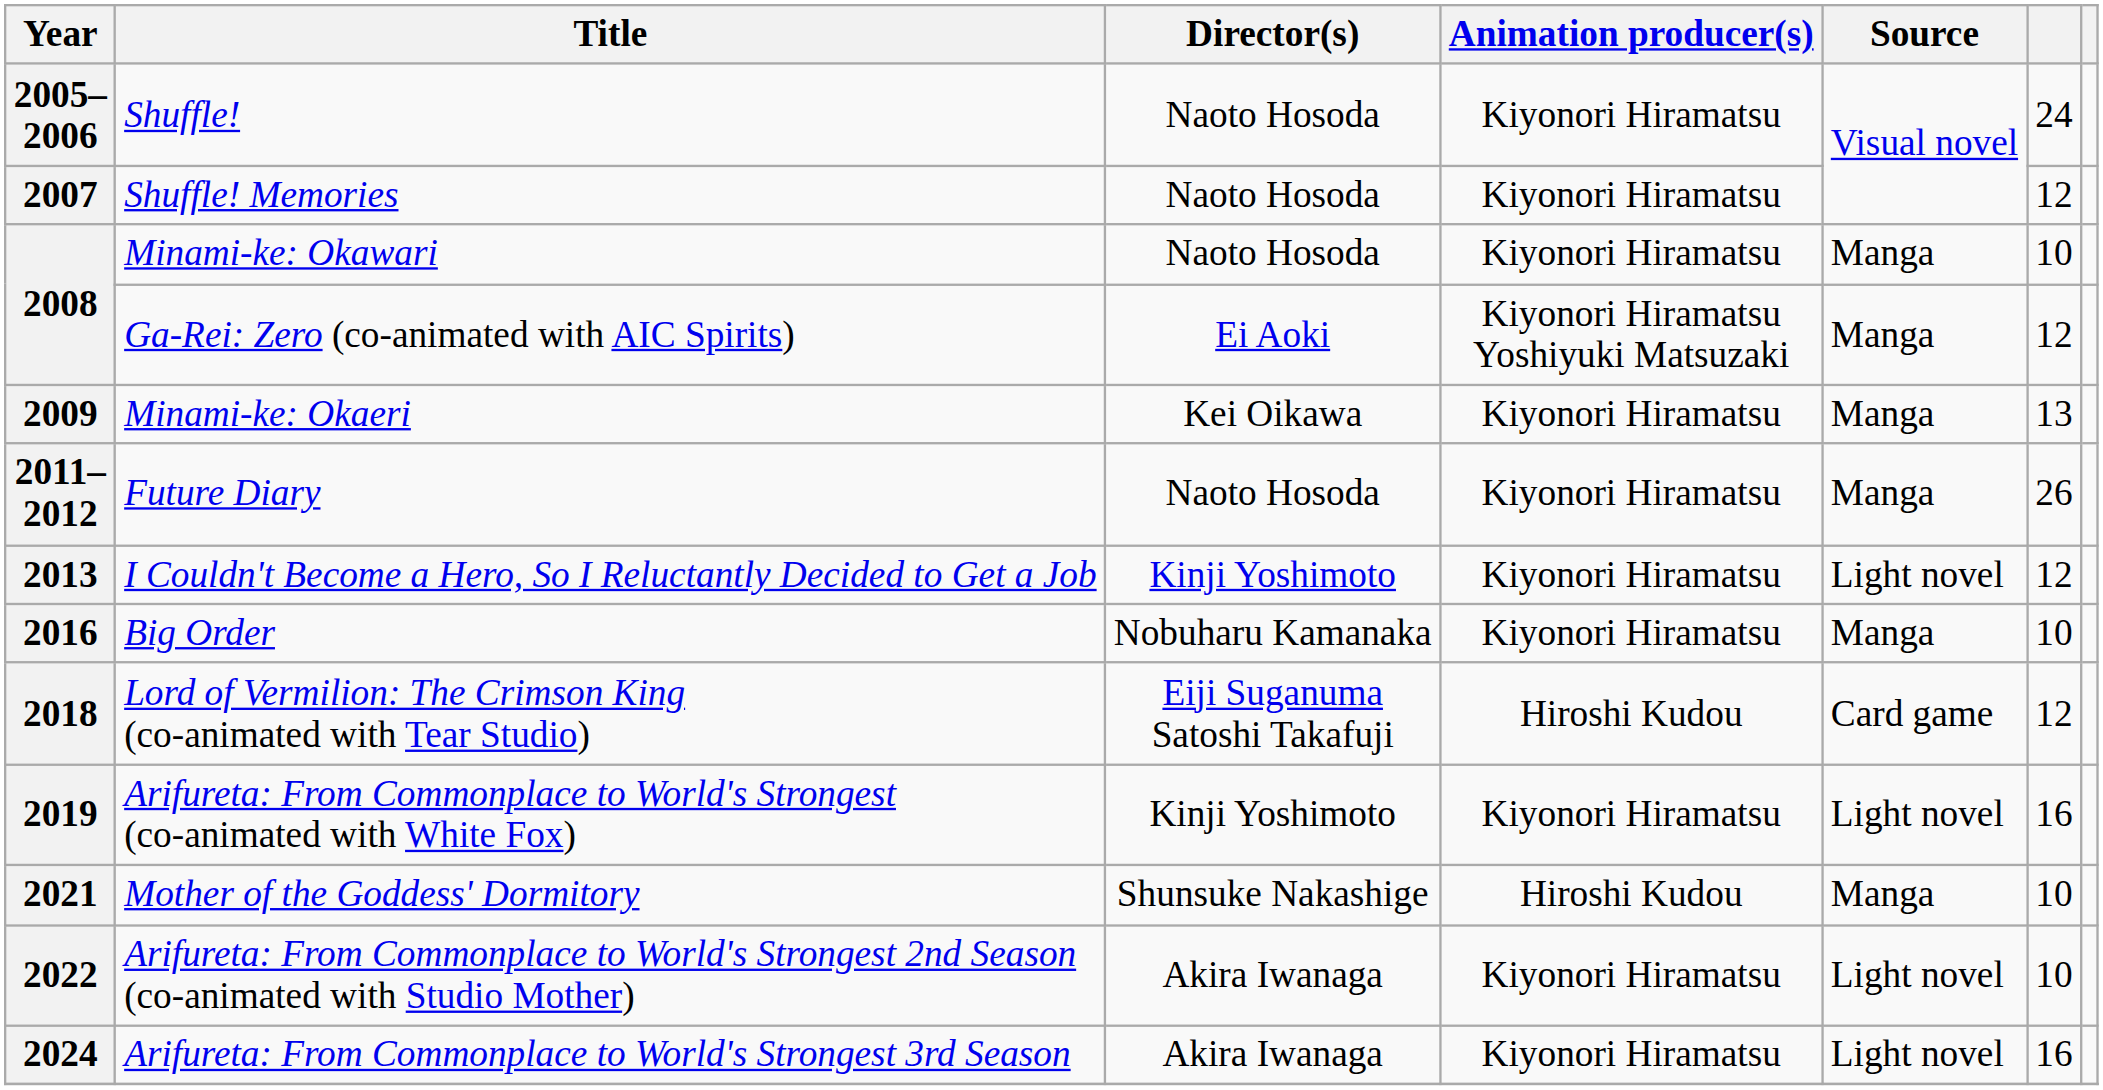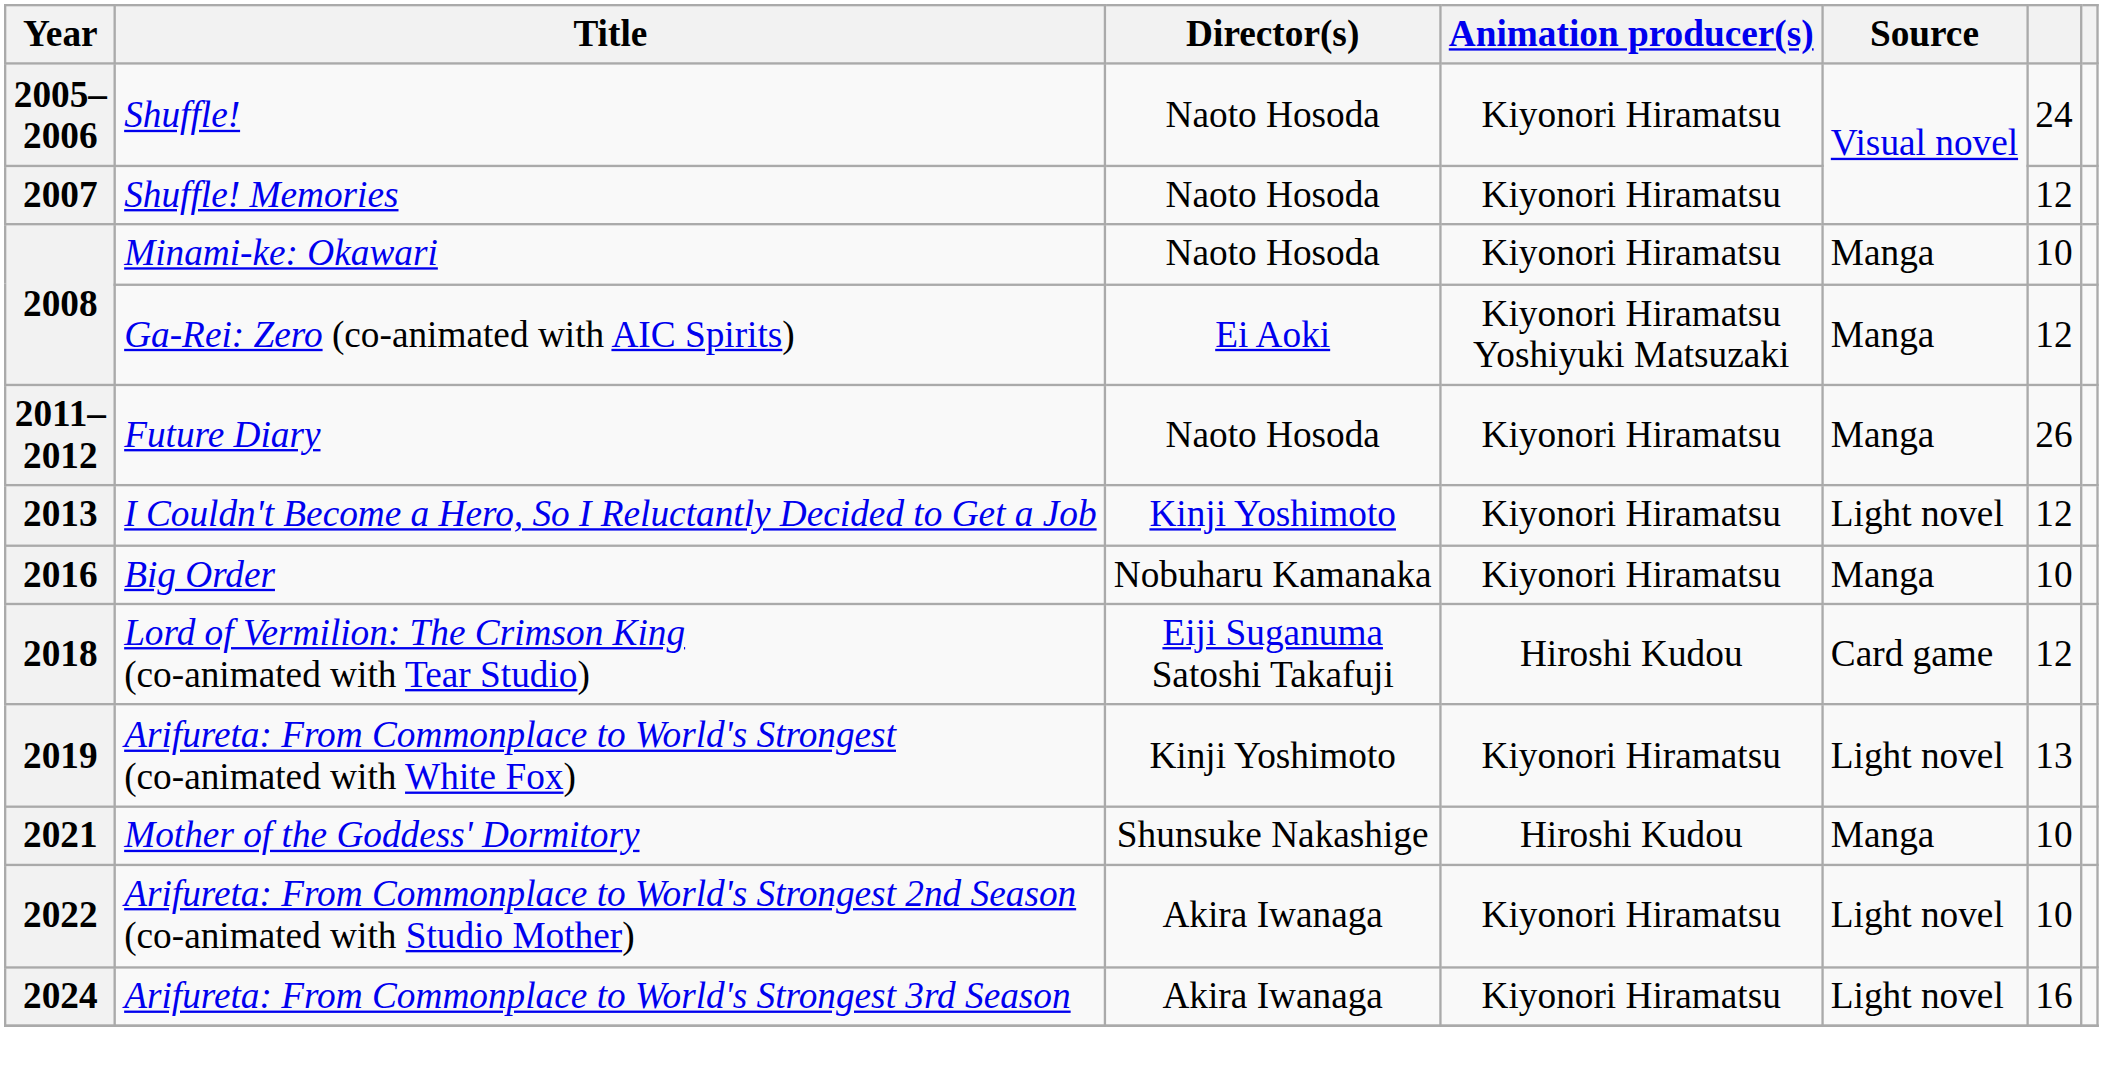- row: (60, 413)
(2054, 814) 16 -> (2054, 754) 13
